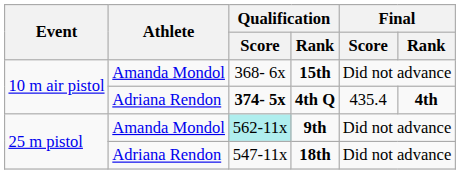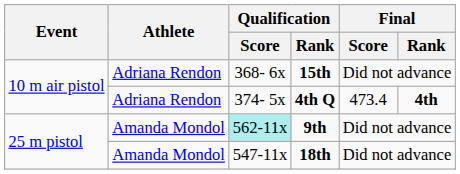(169, 73) Amanda Mondol -> (167, 73) Adriana Rendon
(260, 100) bold -> (260, 100) normal
(368, 100) 435.4 -> (368, 100) 473.4
(167, 155) Adriana Rendon -> (169, 155) Amanda Mondol
